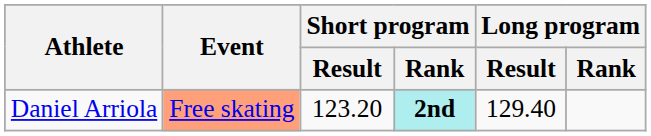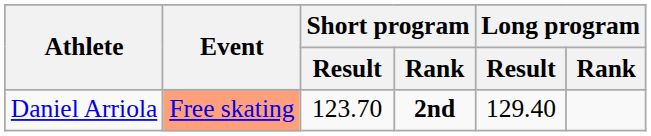(347, 109) 123.20 -> (347, 109) 123.70
(435, 109) paleturquoise background -> (435, 109) no background
